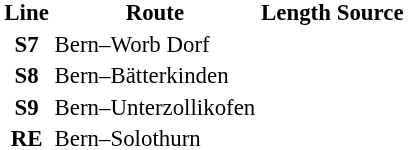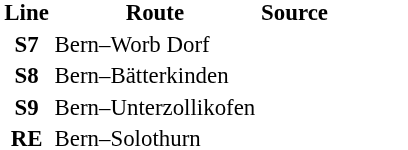- column: (296, 12)
